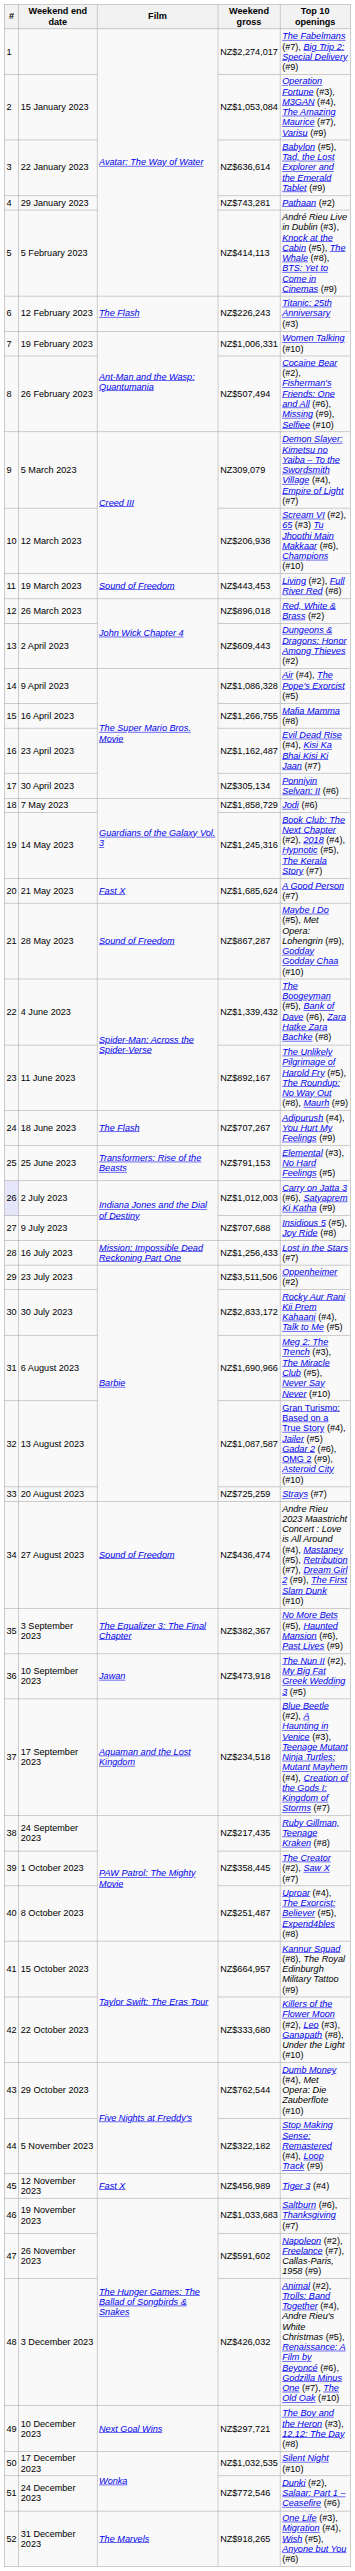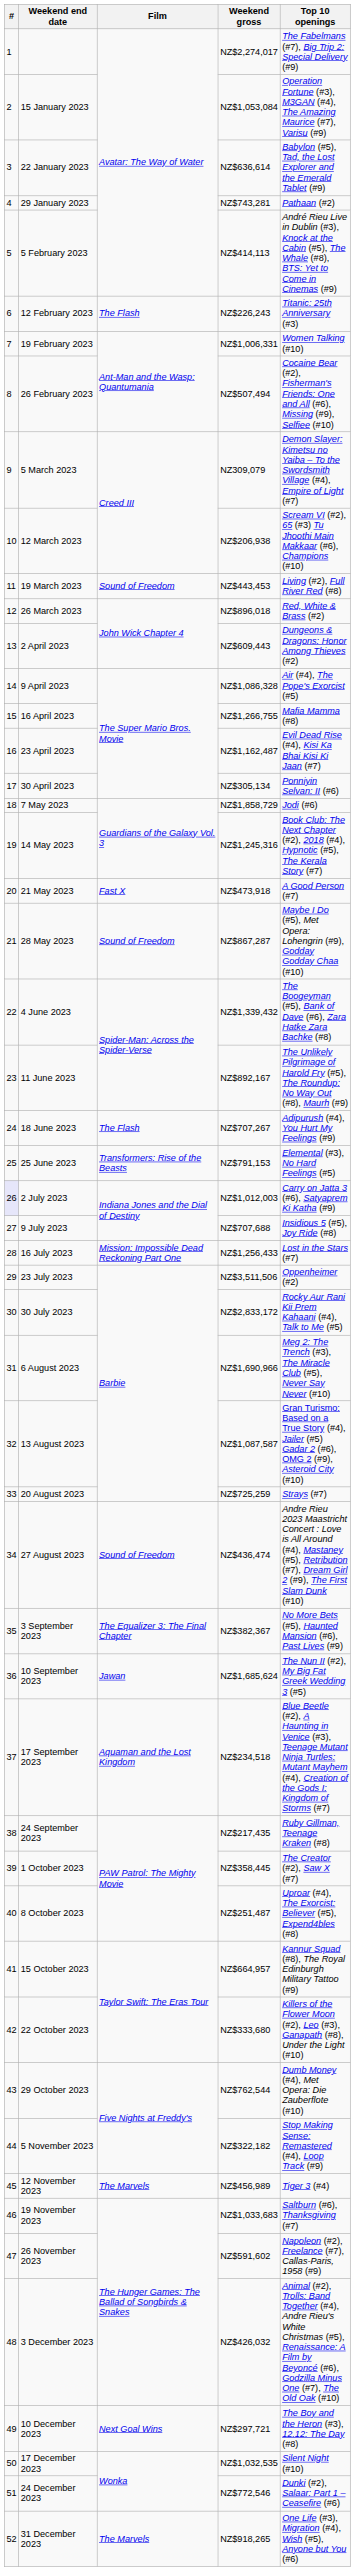(249, 890) NZ$1,685,624 -> (245, 890) NZ$473,918
(245, 1676) NZ$473,918 -> (249, 1676) NZ$1,685,624
(112, 2186) Fast X -> (124, 2186) The Marvels
